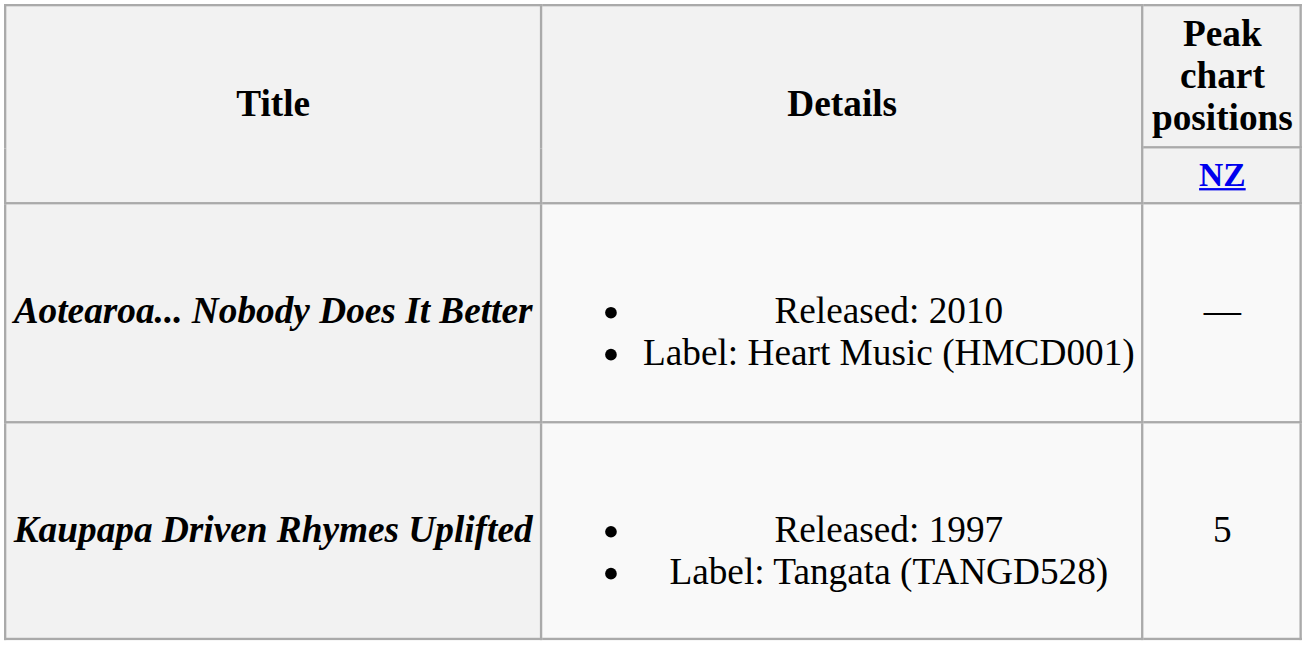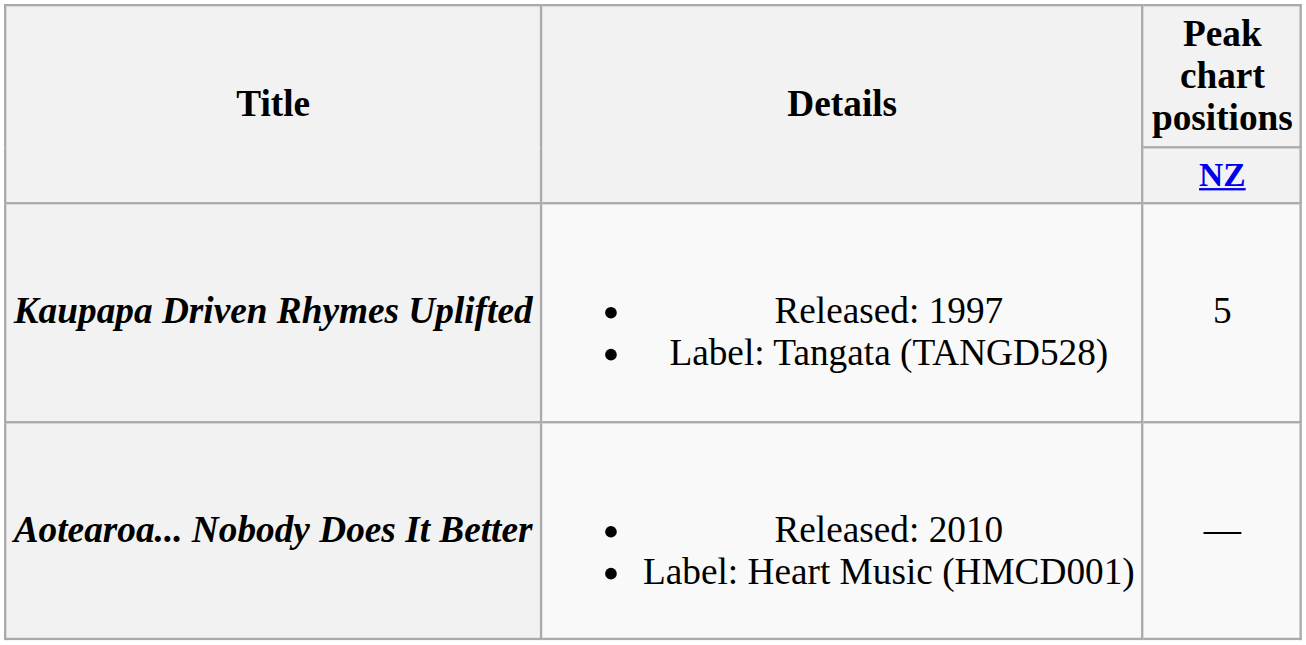rows swapped: (273, 529) <-> (273, 311)
